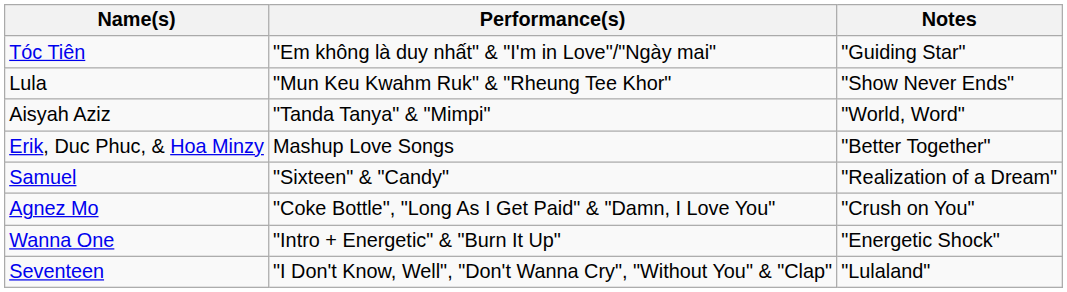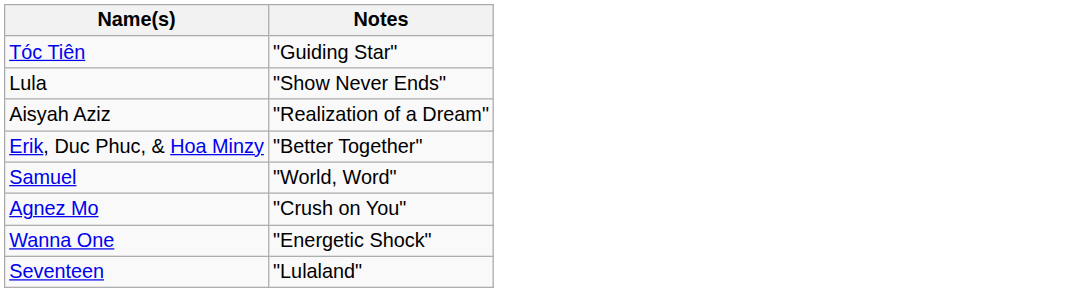- column: (553, 20)
(903, 114) "World, Word" -> (381, 114) "Realization of a Dream"
(949, 177) "Realization of a Dream" -> (335, 177) "World, Word"
